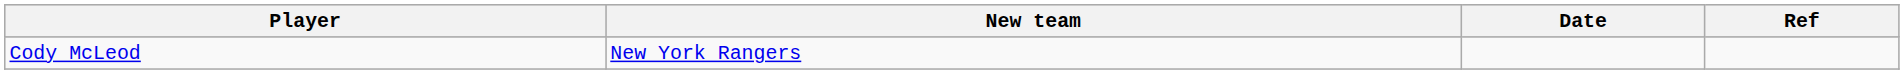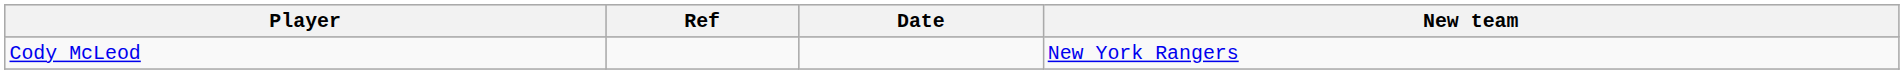columns swapped: (1033, 21) <-> (1802, 21)
